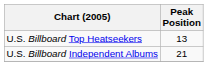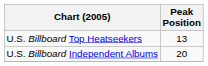(182, 54) 21 -> (182, 54) 20
